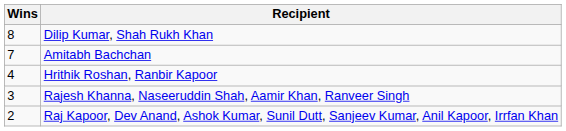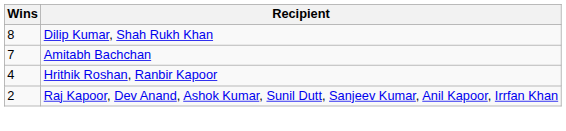- row: (227, 95)
